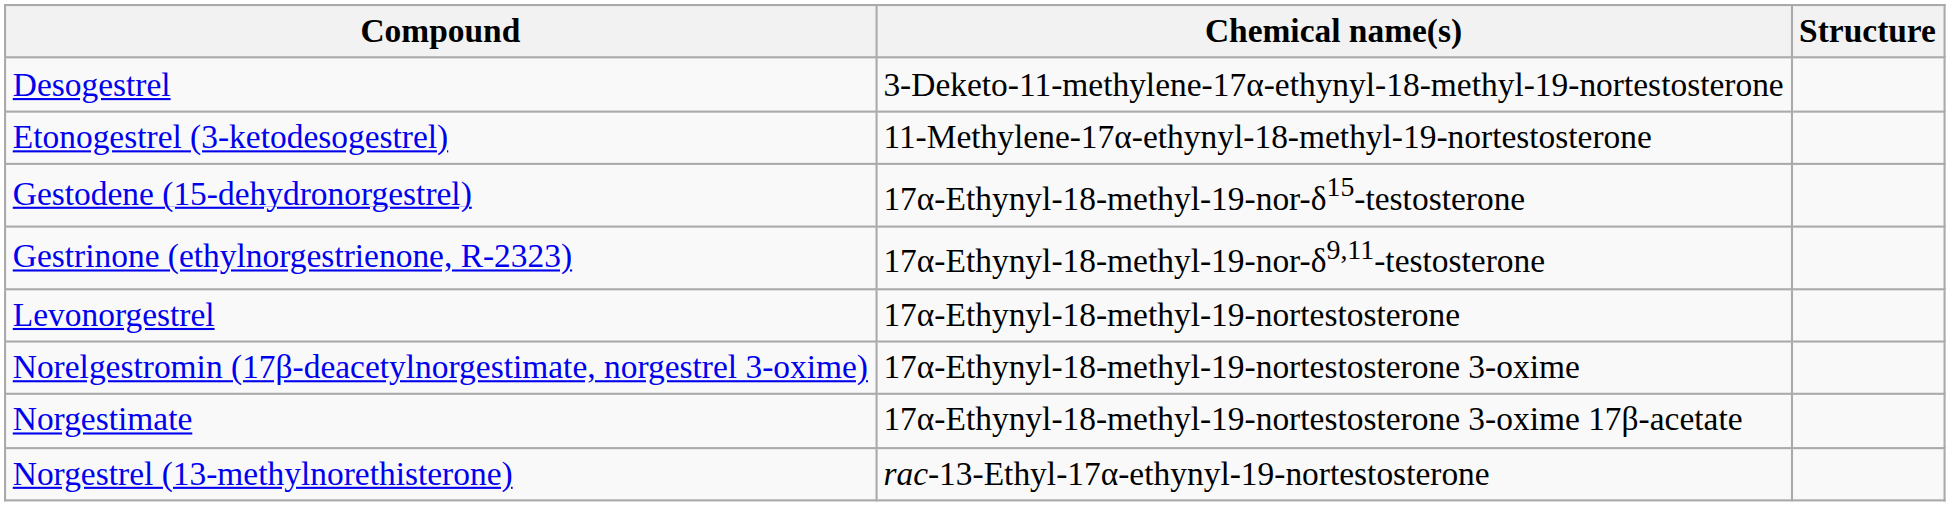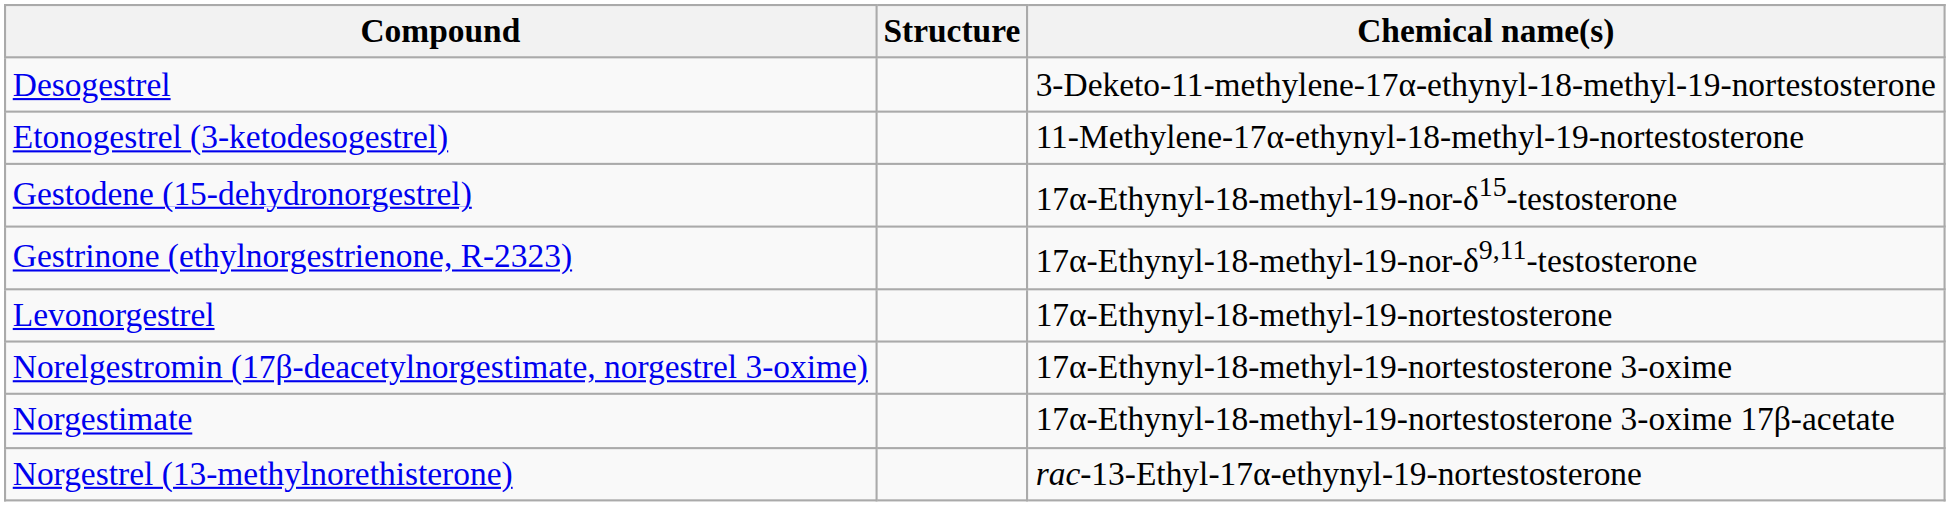columns swapped: (1334, 31) <-> (1868, 31)
